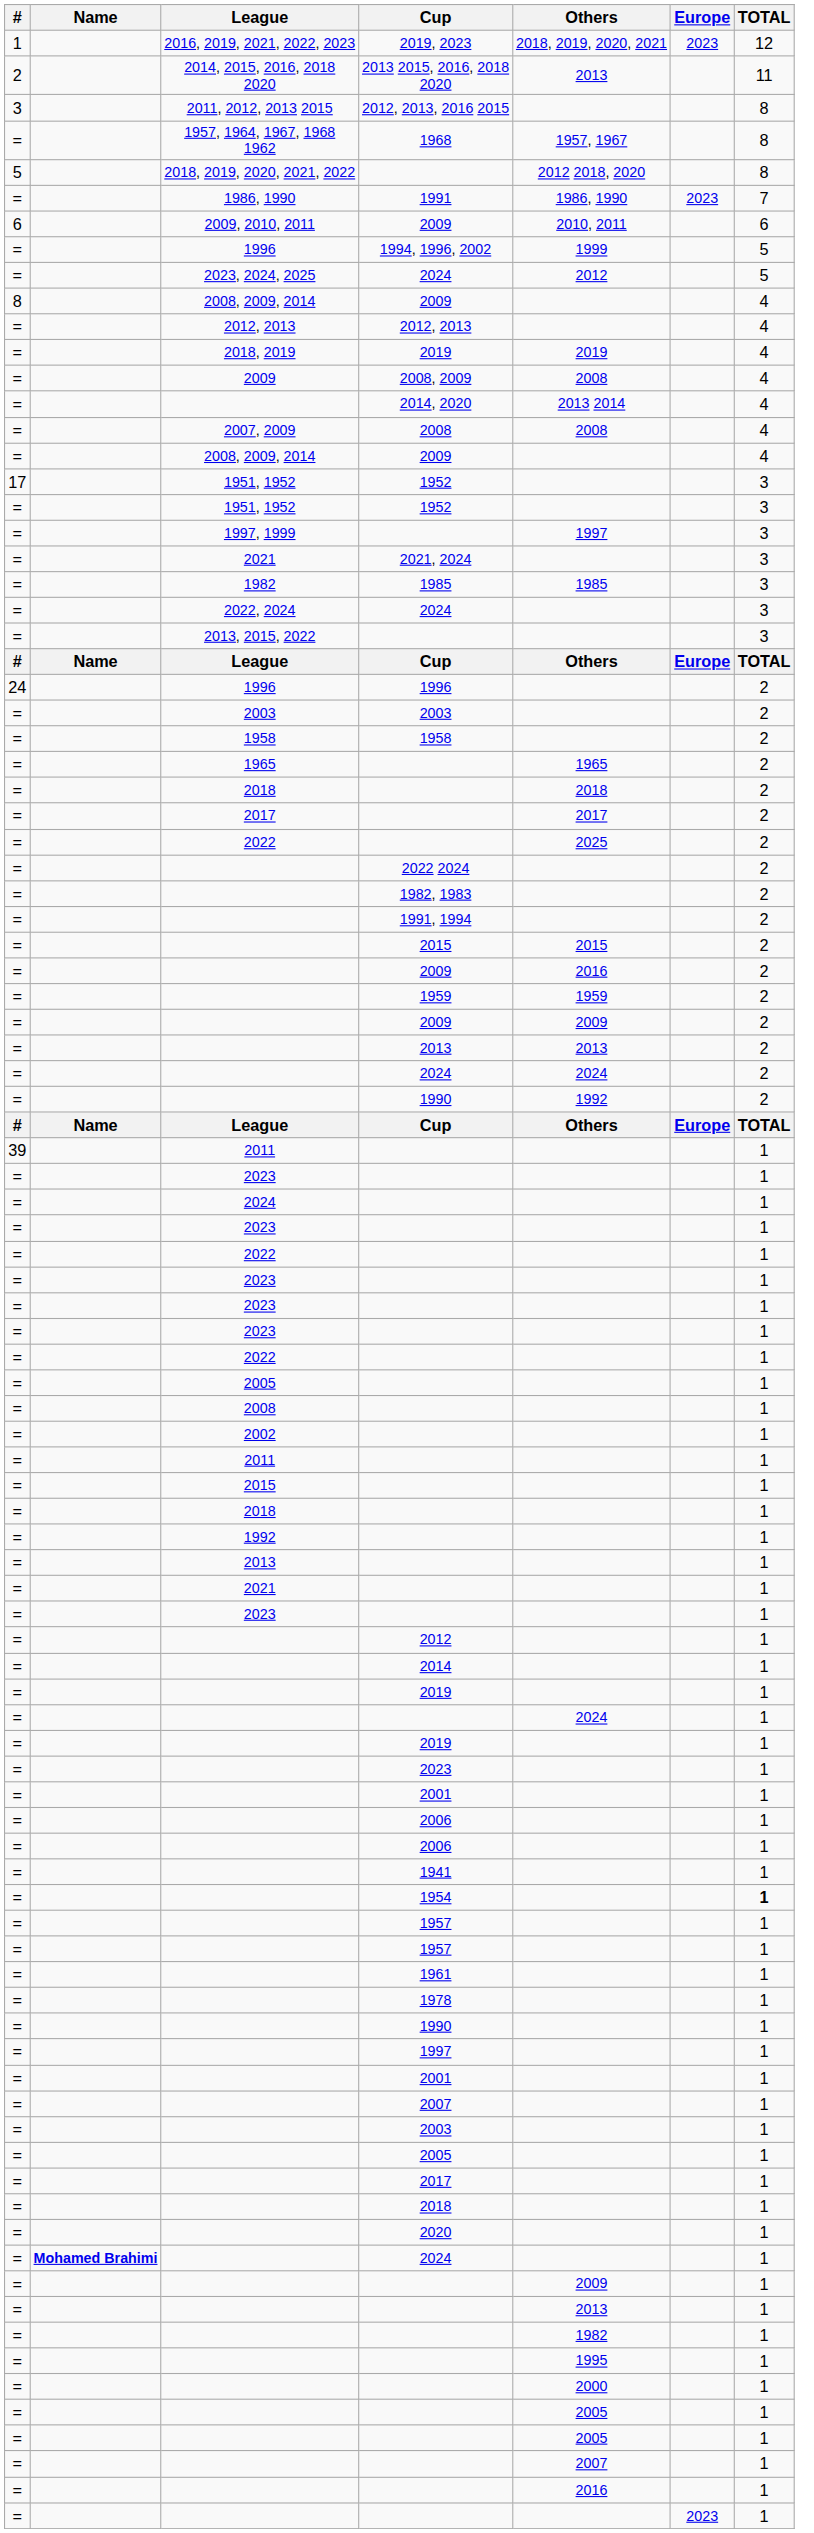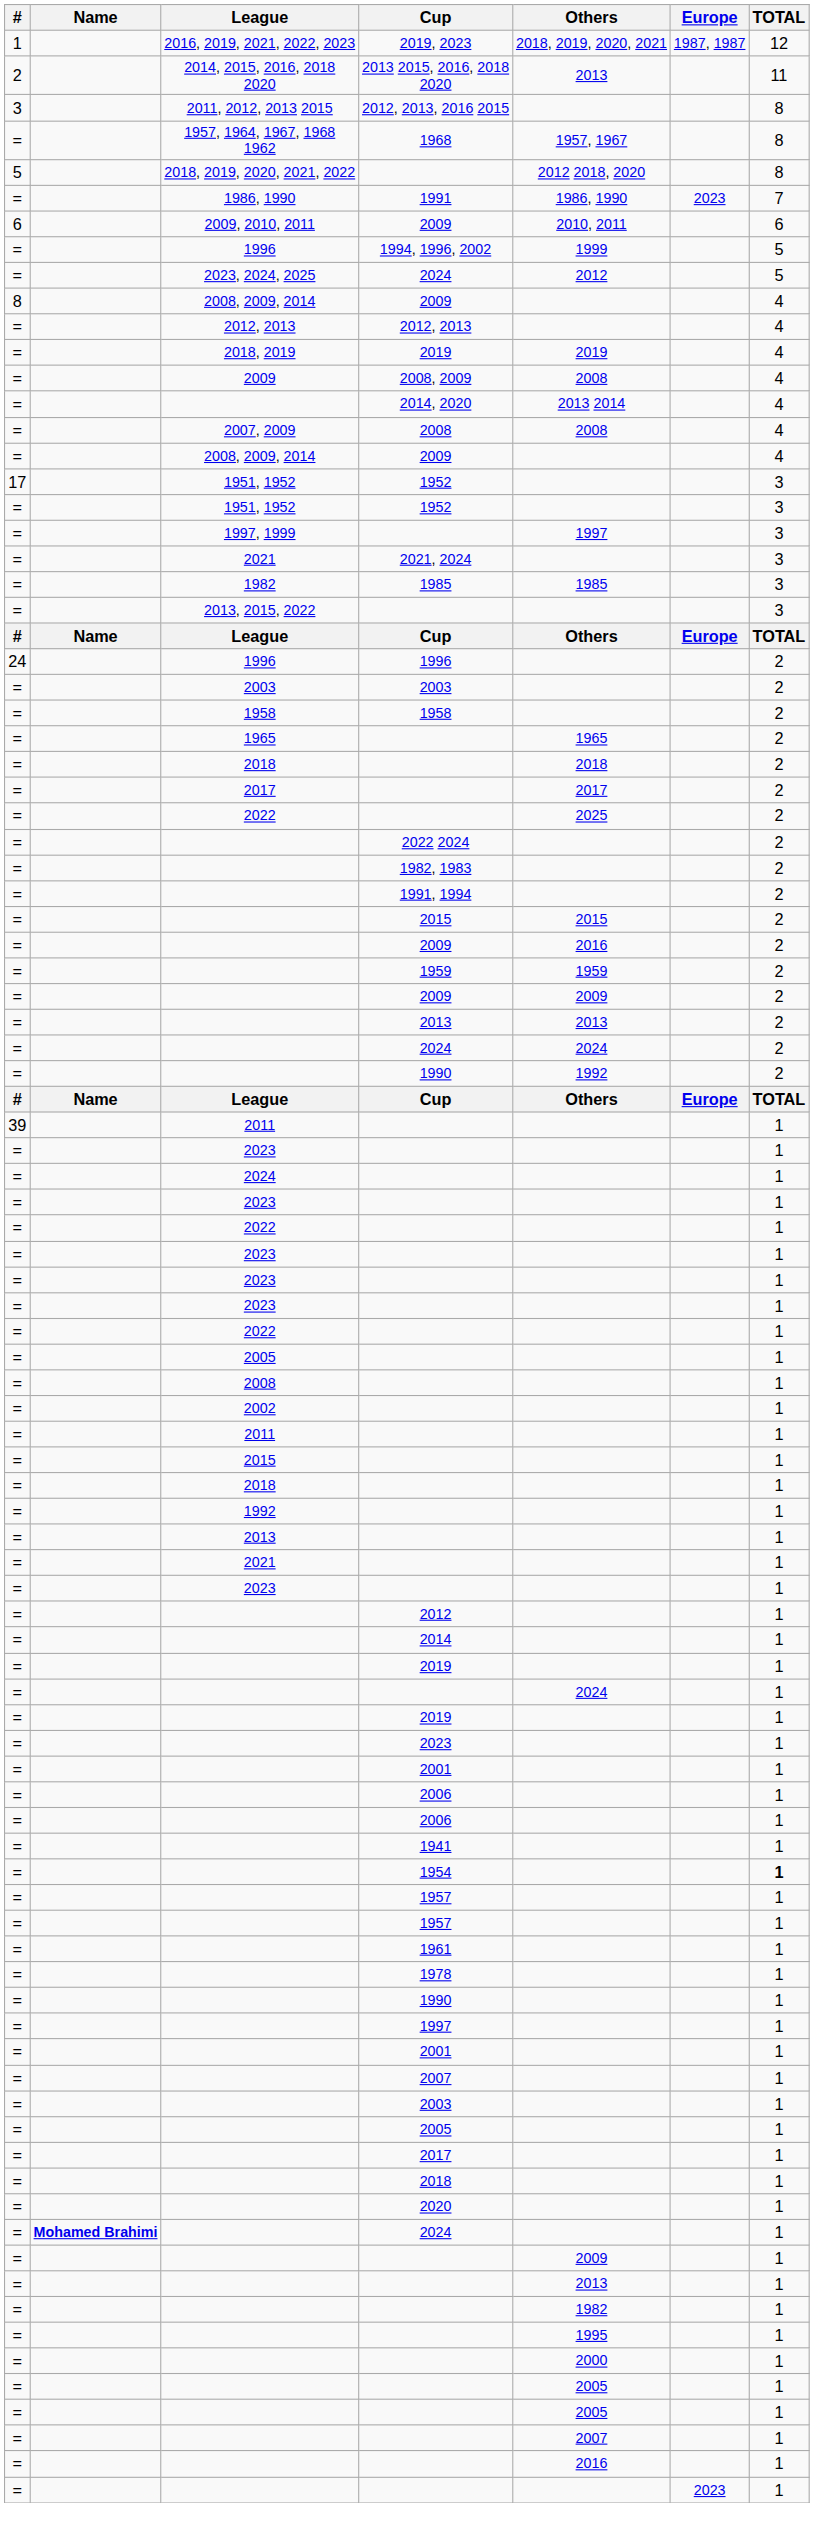(702, 43) 2023 -> (710, 43) 1987, 1987
- row: (260, 610)
